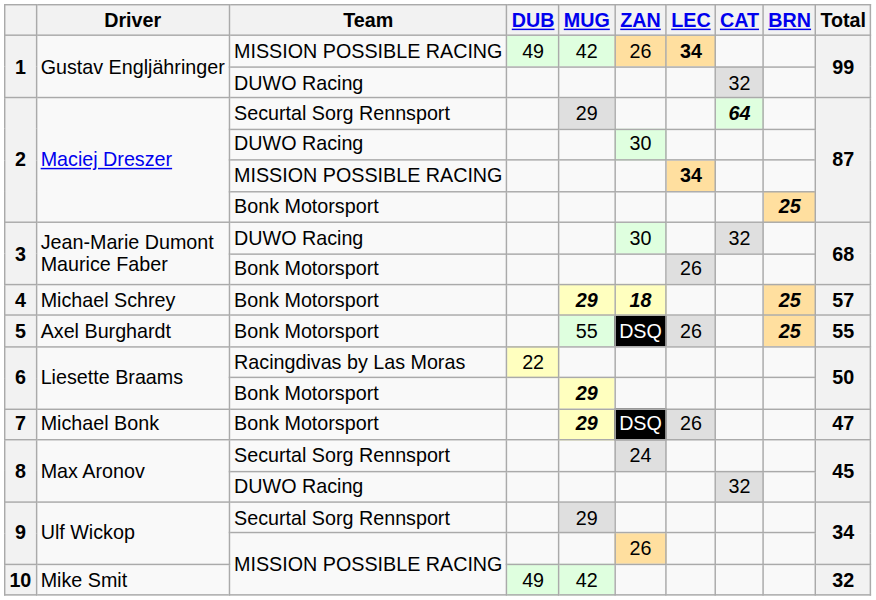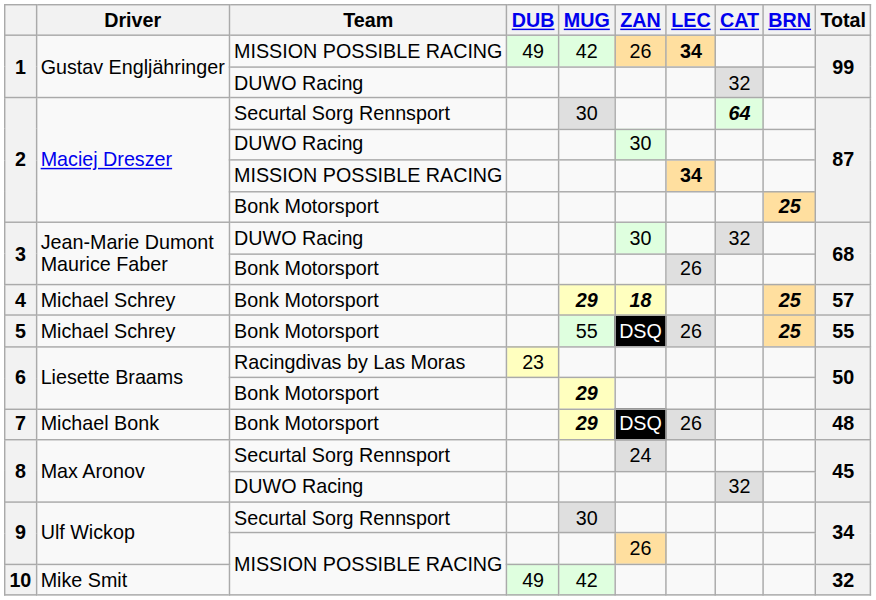(587, 113) 29 -> (587, 113) 30
(106, 331) Axel Burghardt -> (108, 331) Michael Schrey
(533, 362) 22 -> (533, 362) 23
(843, 424) 47 -> (843, 424) 48
(587, 517) 29 -> (587, 517) 30
